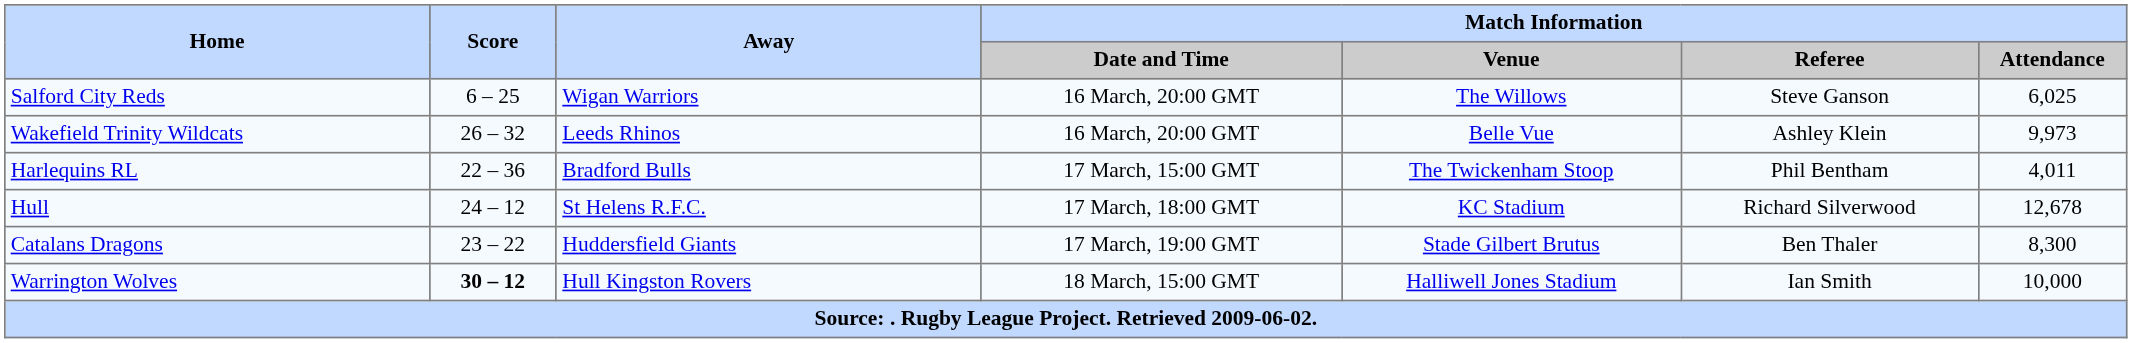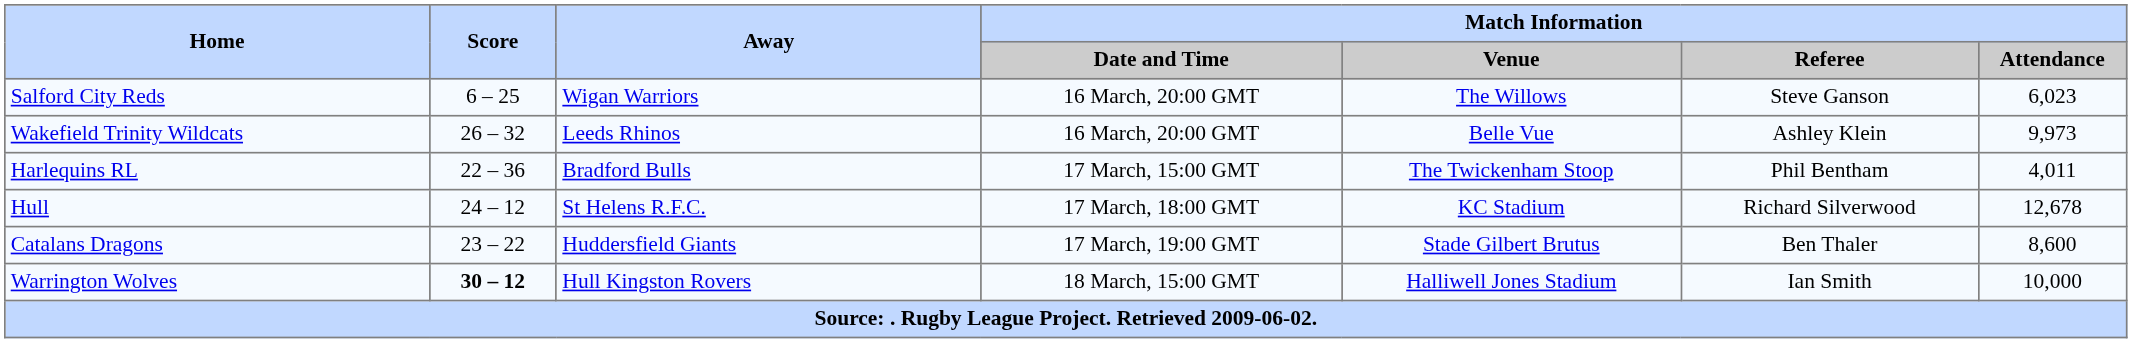(2052, 96) 6,025 -> (2052, 96) 6,023
(2052, 244) 8,300 -> (2052, 244) 8,600
